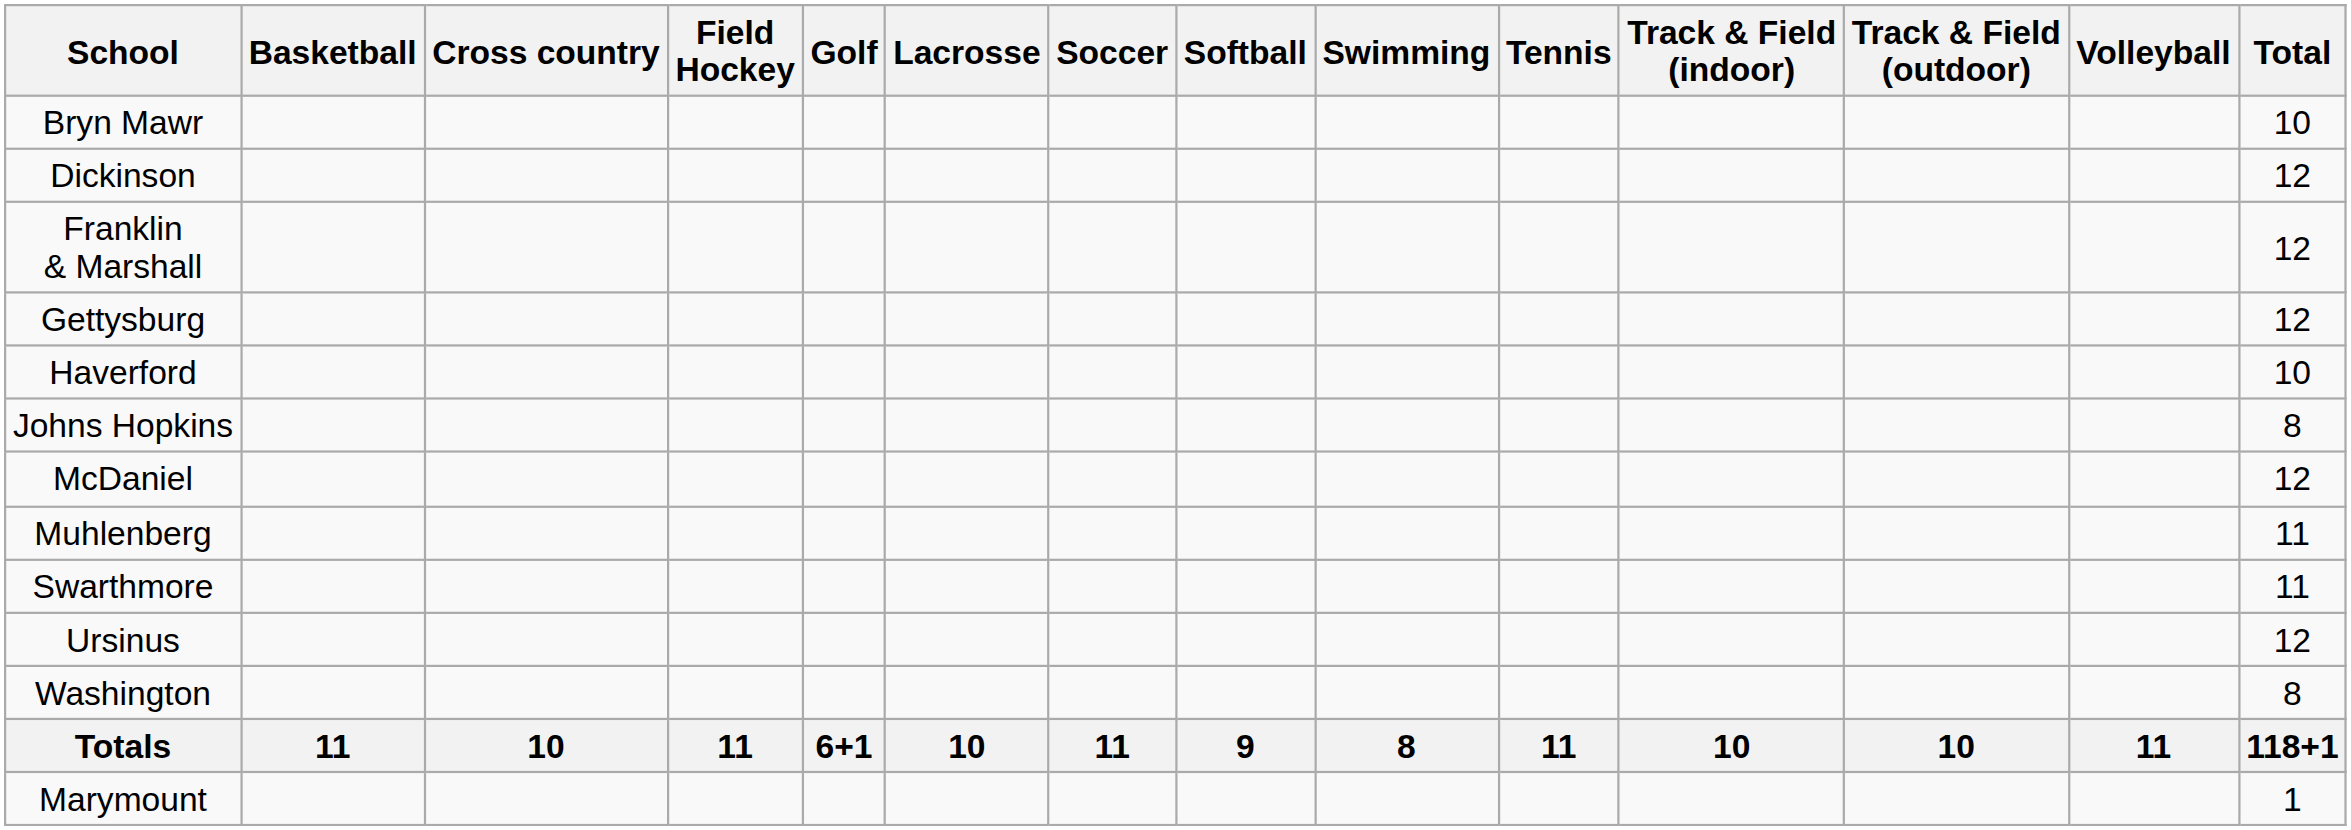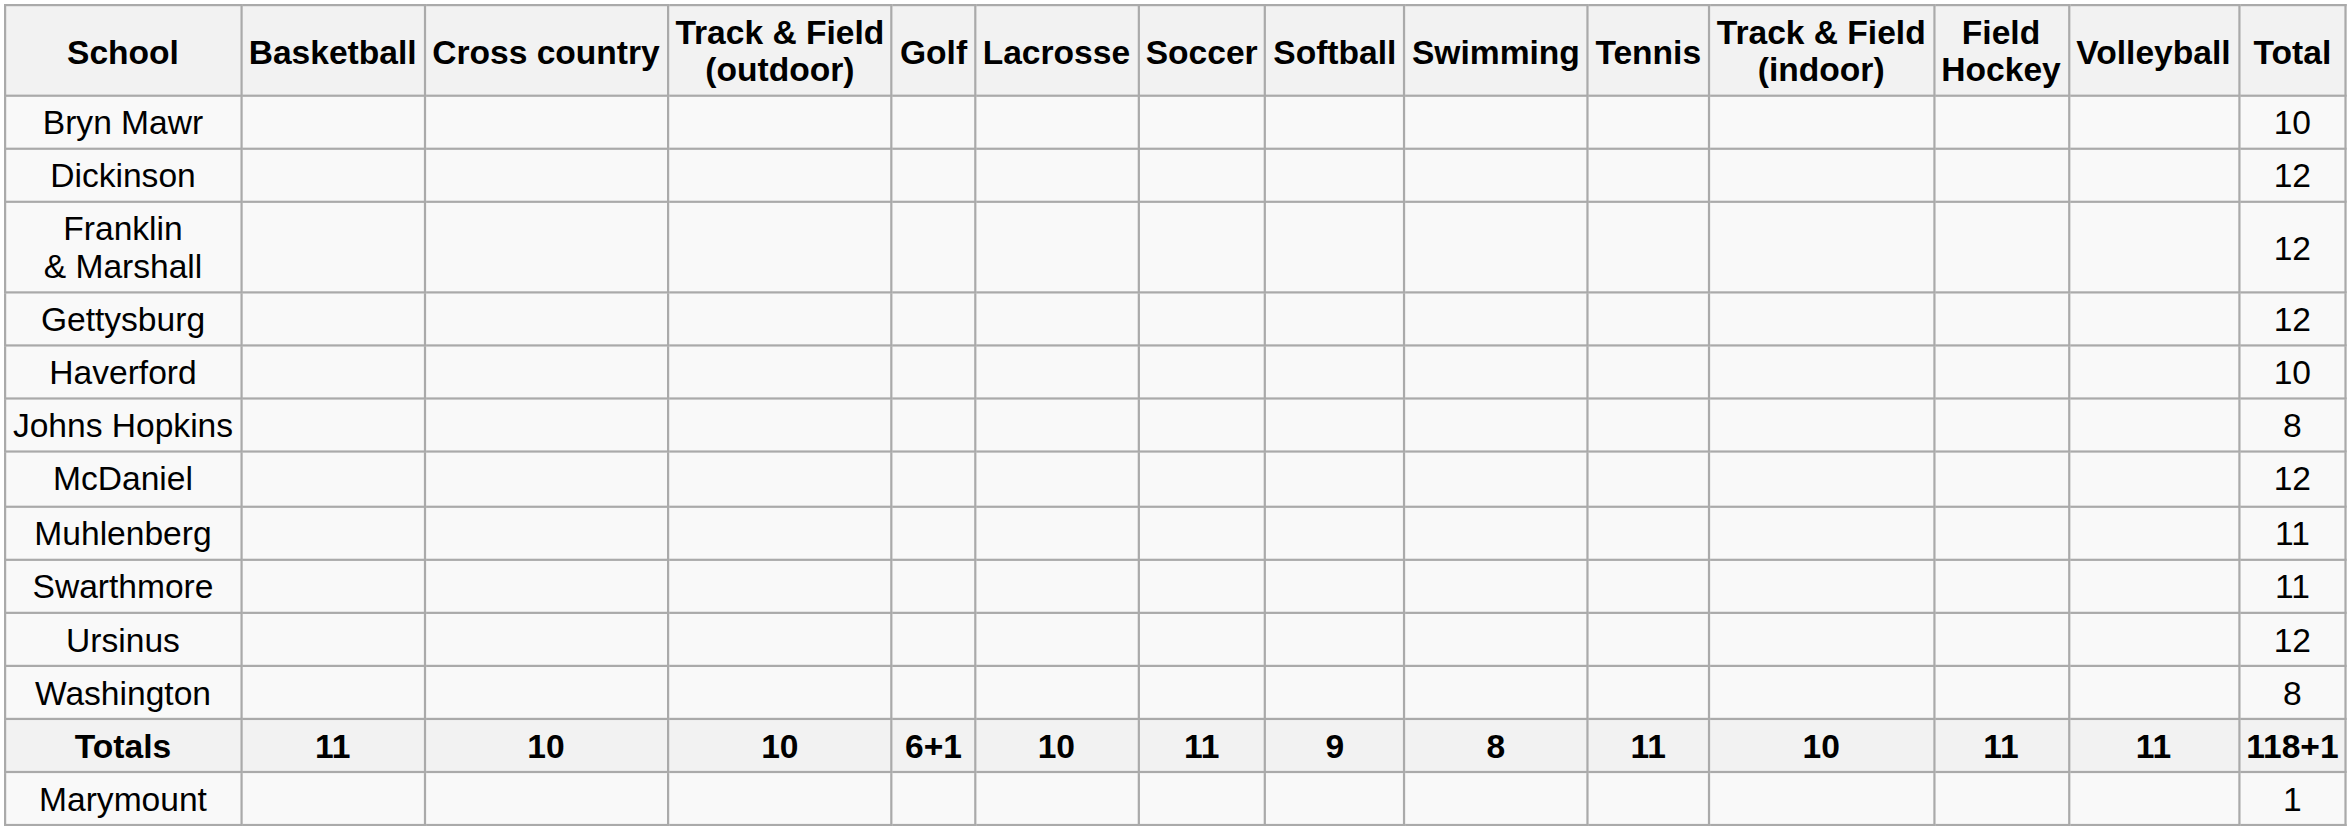columns swapped: (735, 51) <-> (1956, 51)
